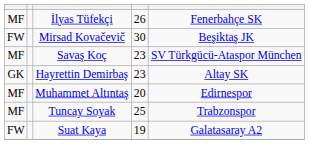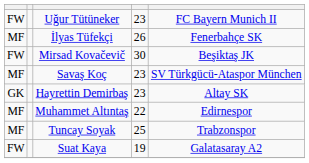+ row: (82, 19)
(140, 93) 20 -> (140, 111) 22
